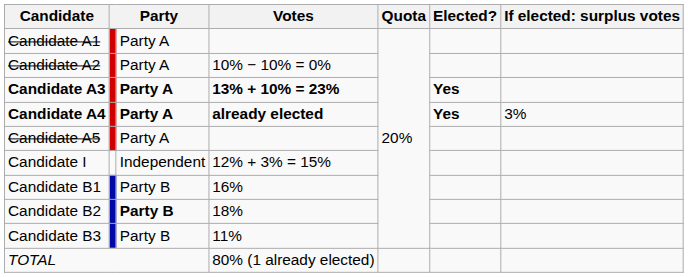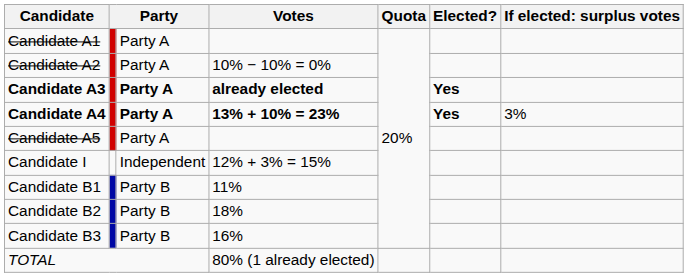(276, 89) 13% + 10% = 23% -> (268, 89) already elected
(268, 114) already elected -> (276, 114) 13% + 10% = 23%
(228, 187) 16% -> (227, 187) 11%
(147, 211) bold -> (145, 211) normal
(227, 235) 11% -> (228, 235) 16%
